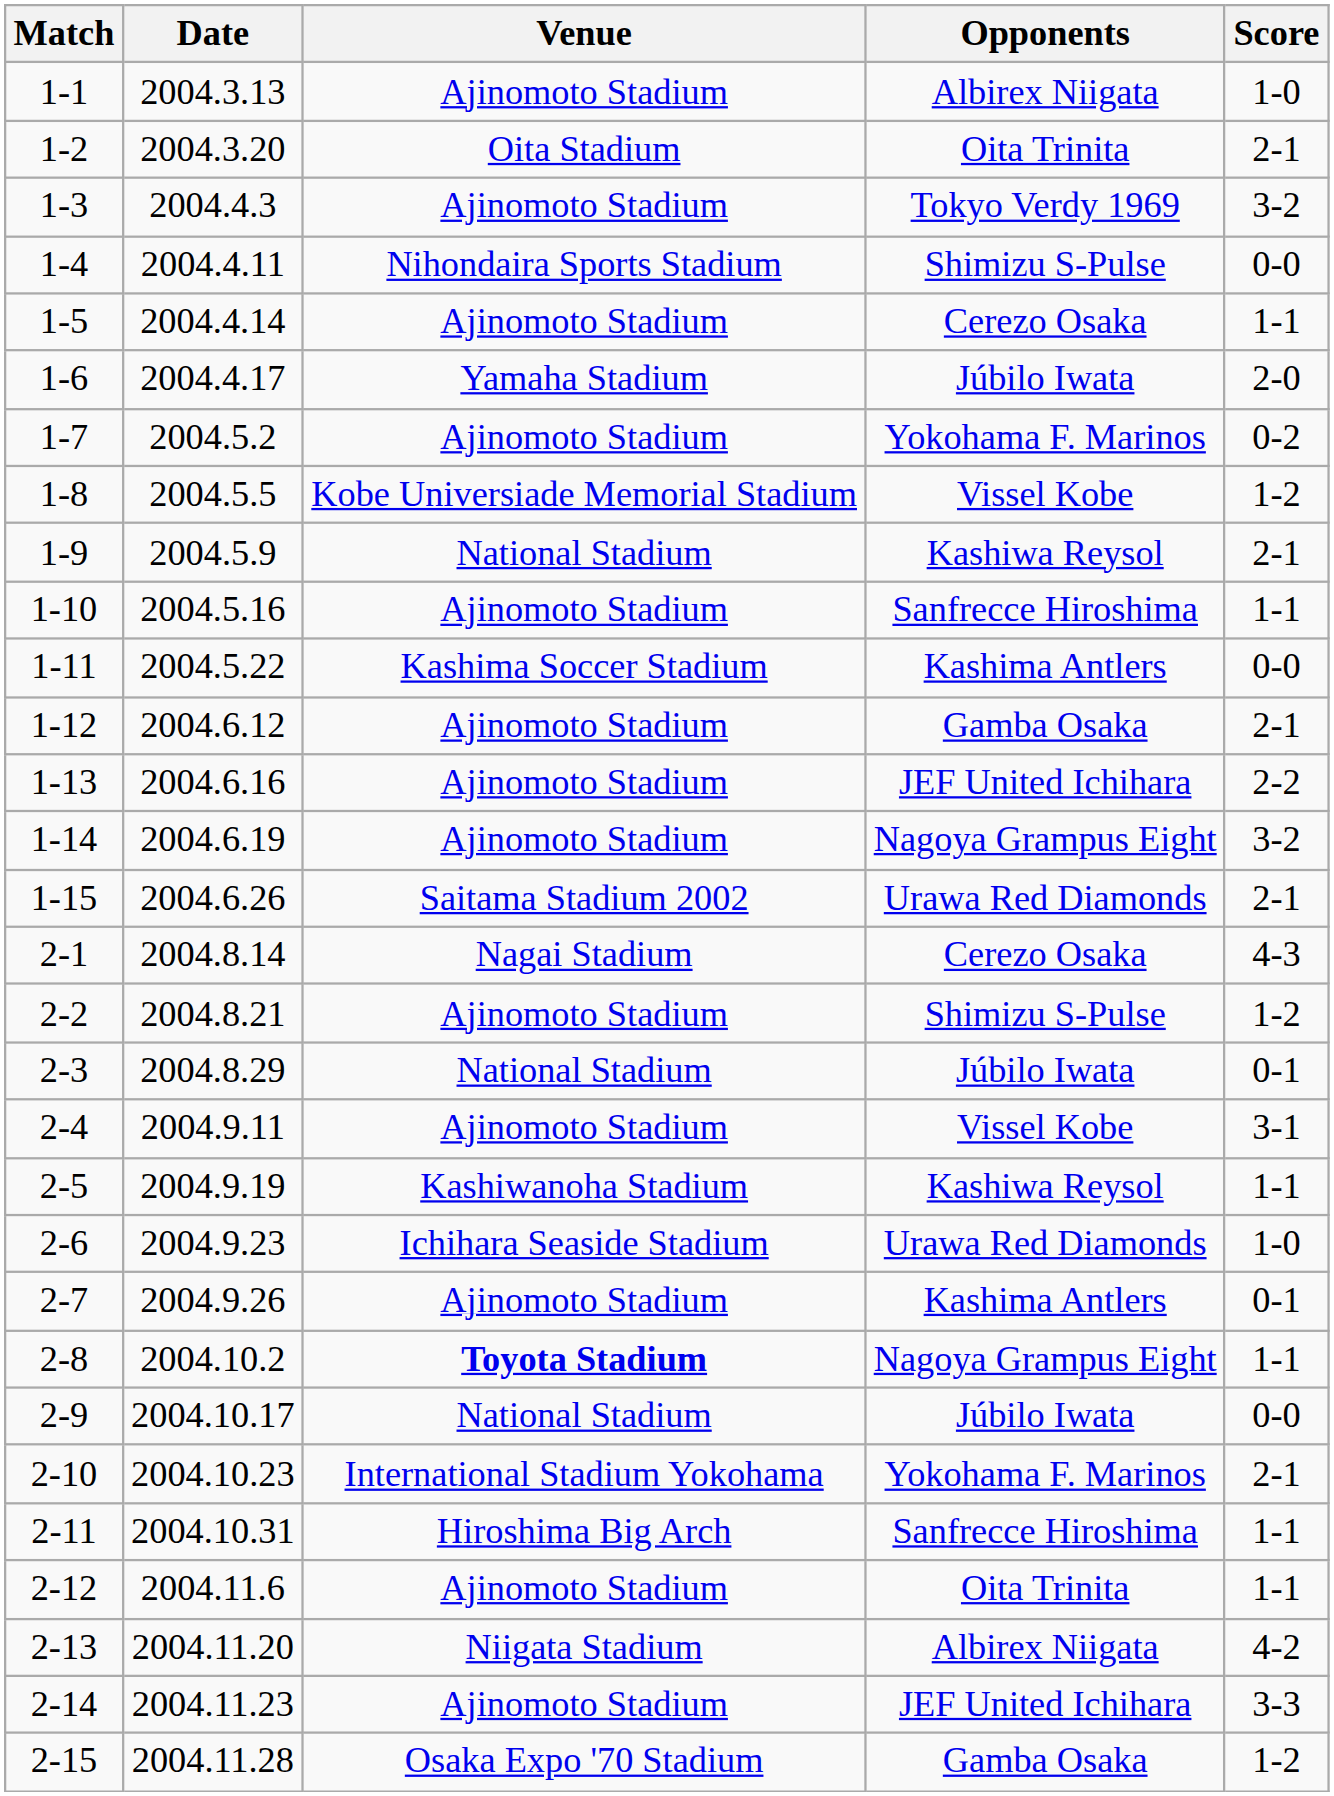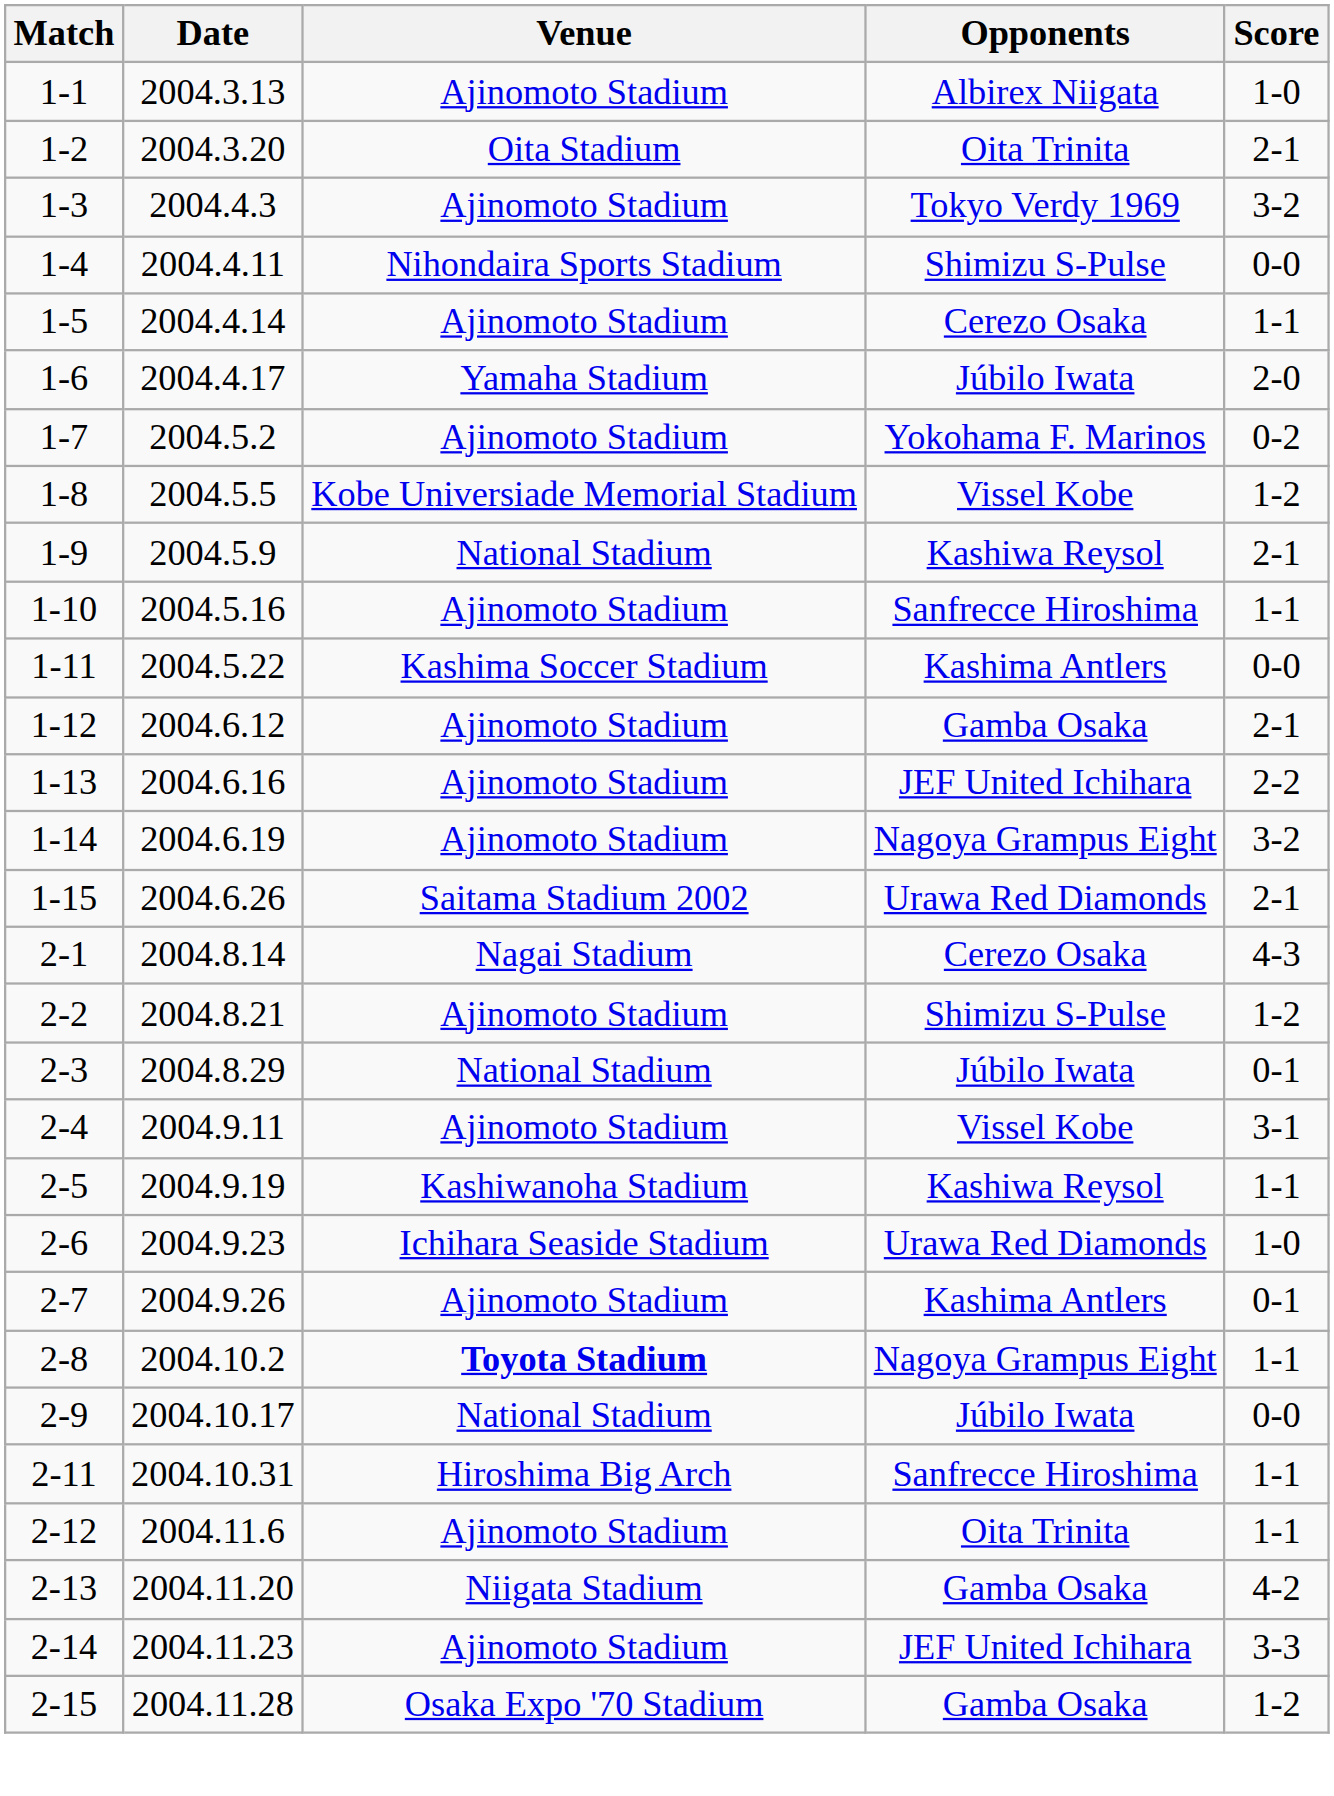- row: (64, 1473)
(1045, 1646) Albirex Niigata -> (1045, 1588) Gamba Osaka
